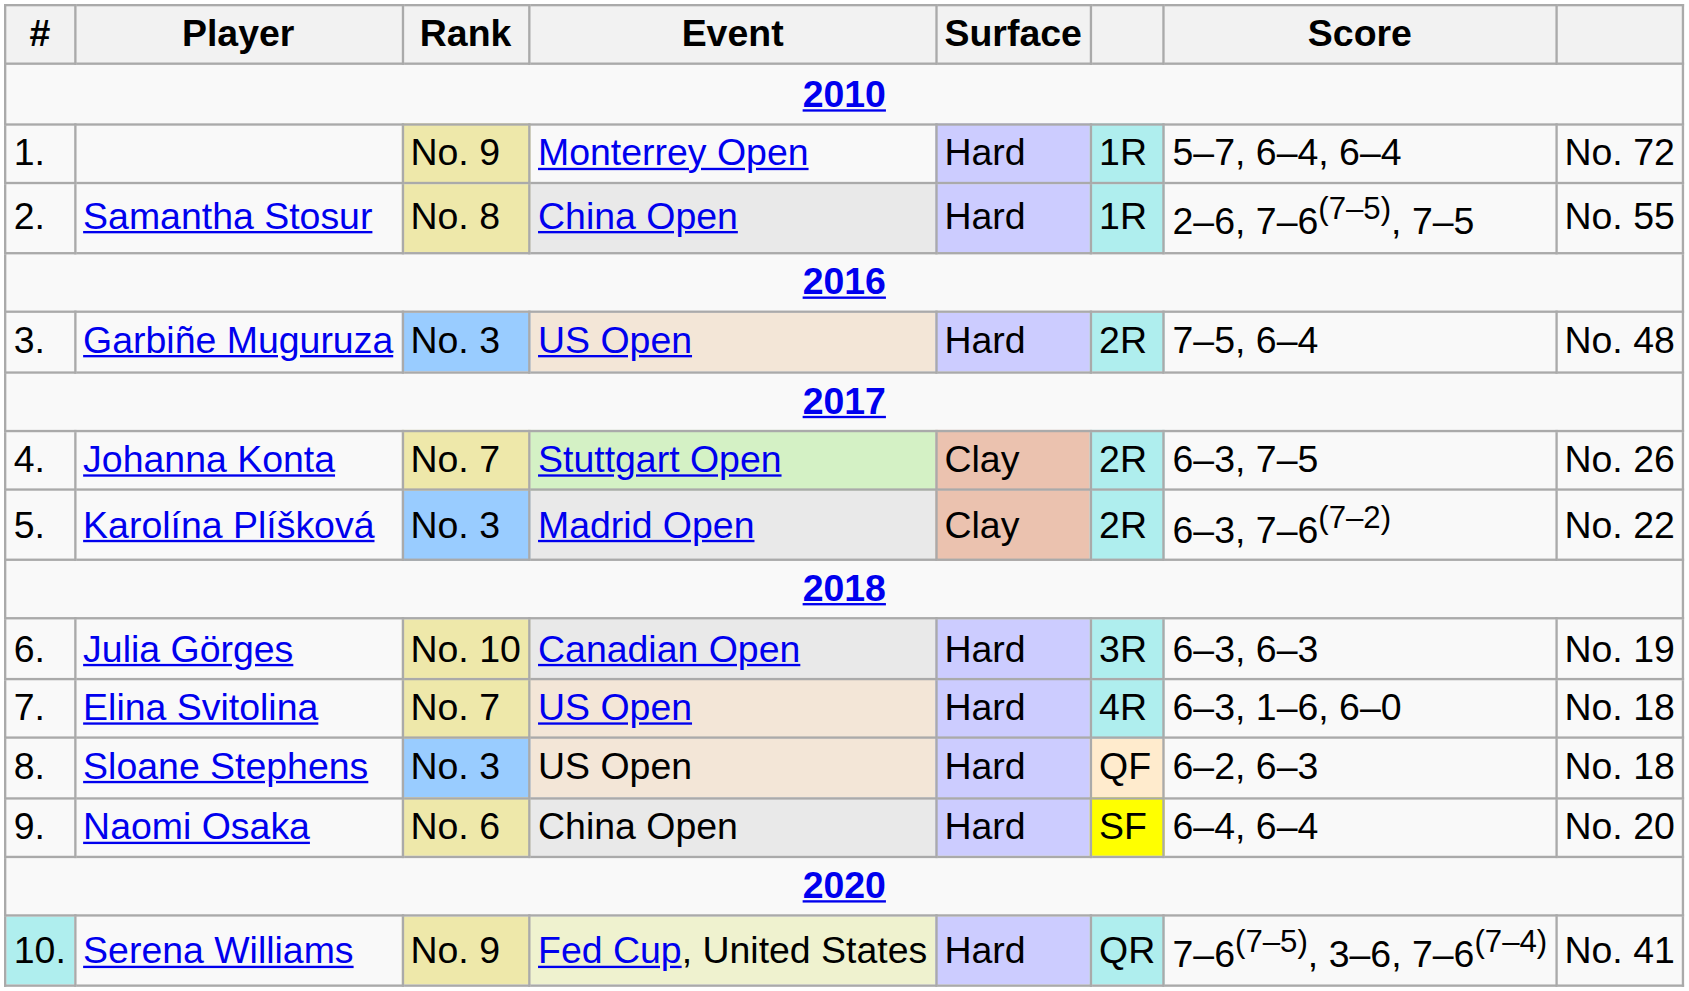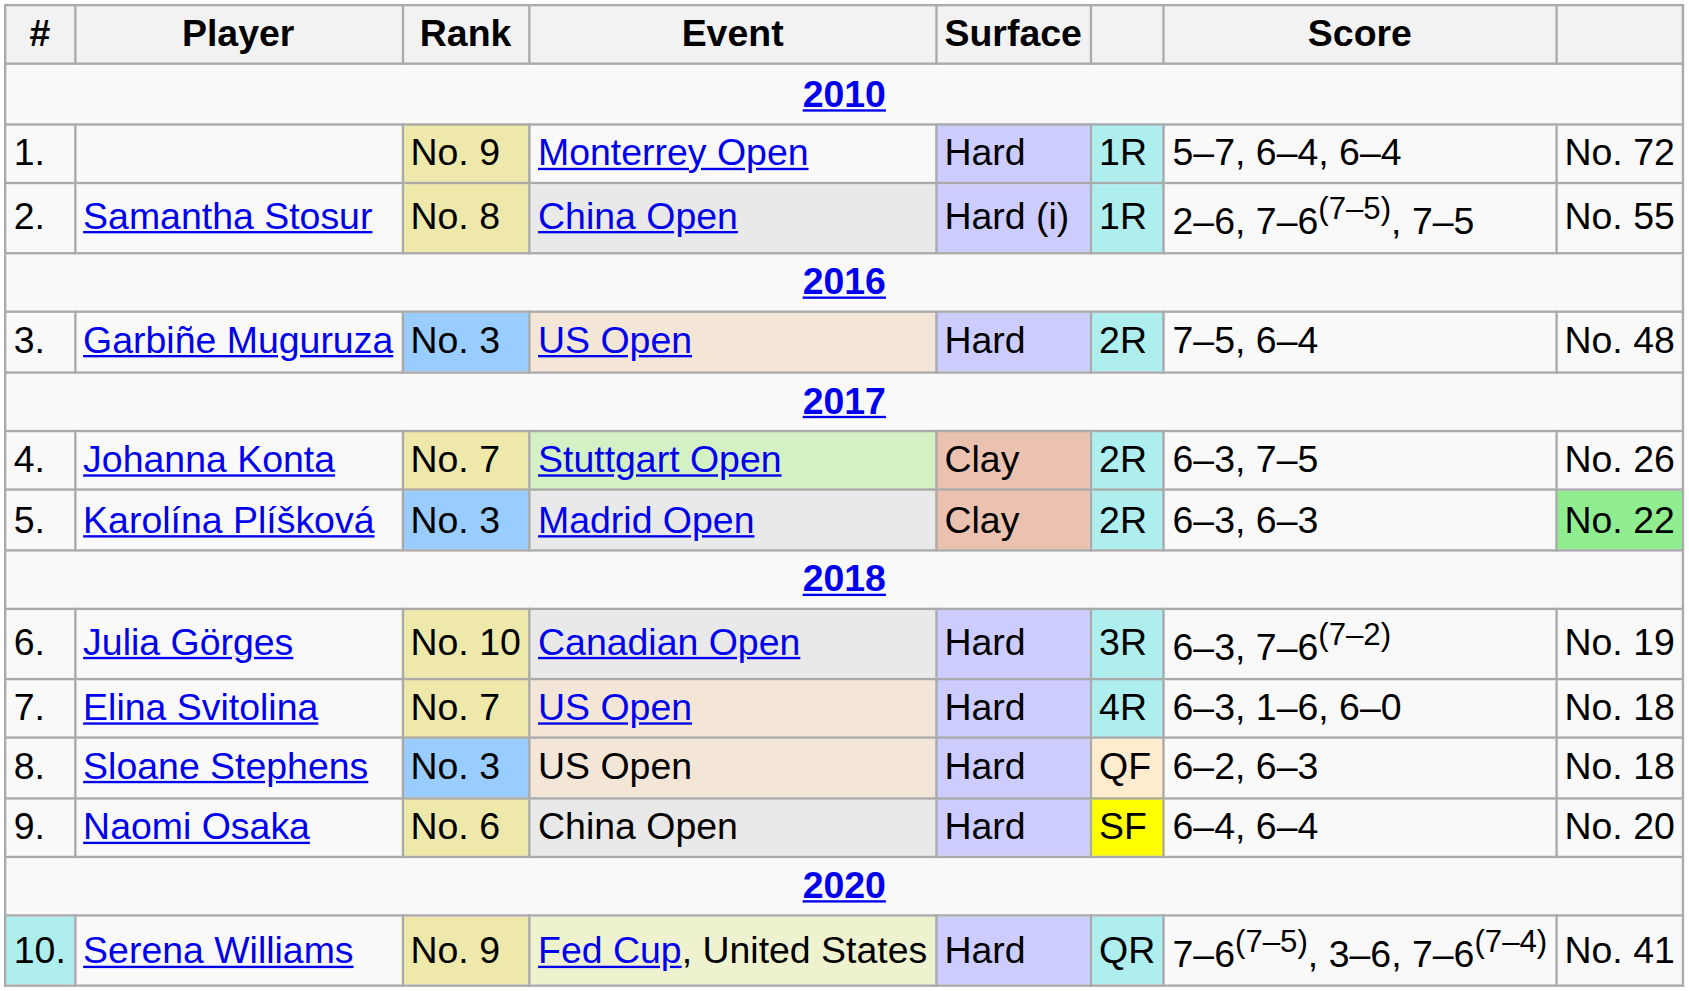(985, 217) Hard -> (1007, 217) Hard (i)
(1282, 524) 6–3, 7–6(7–2) -> (1245, 519) 6–3, 6–3
(1620, 524) no background -> (1620, 519) lightgreen background
(1245, 648) 6–3, 6–3 -> (1282, 643) 6–3, 7–6(7–2)
